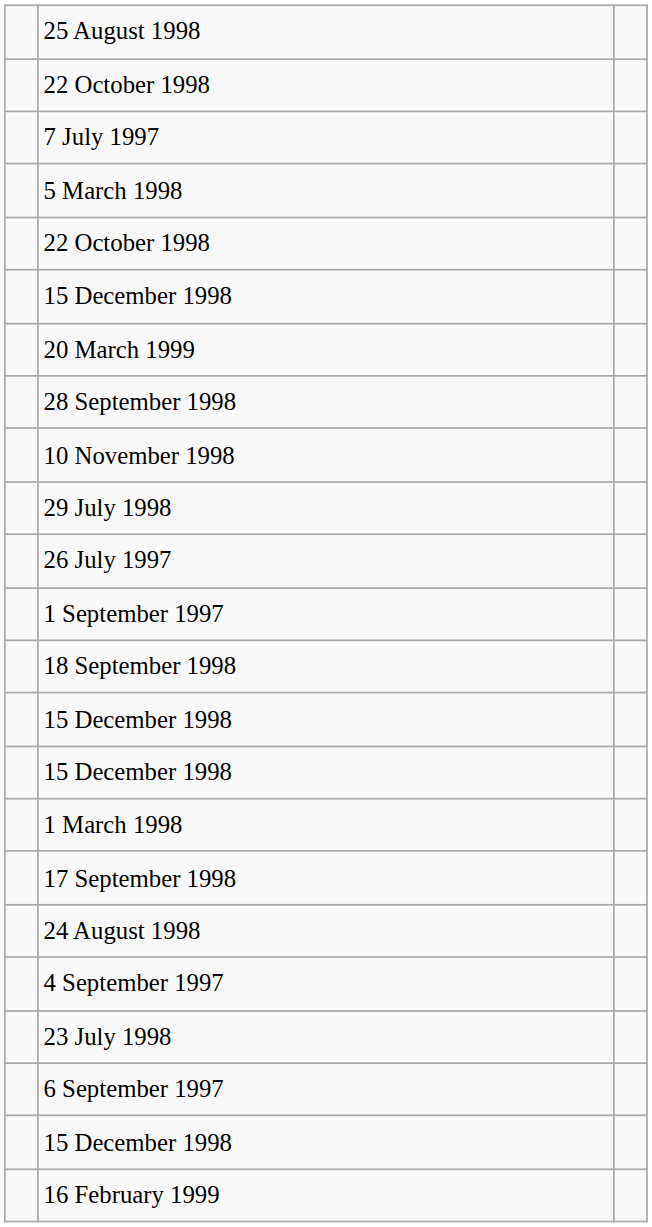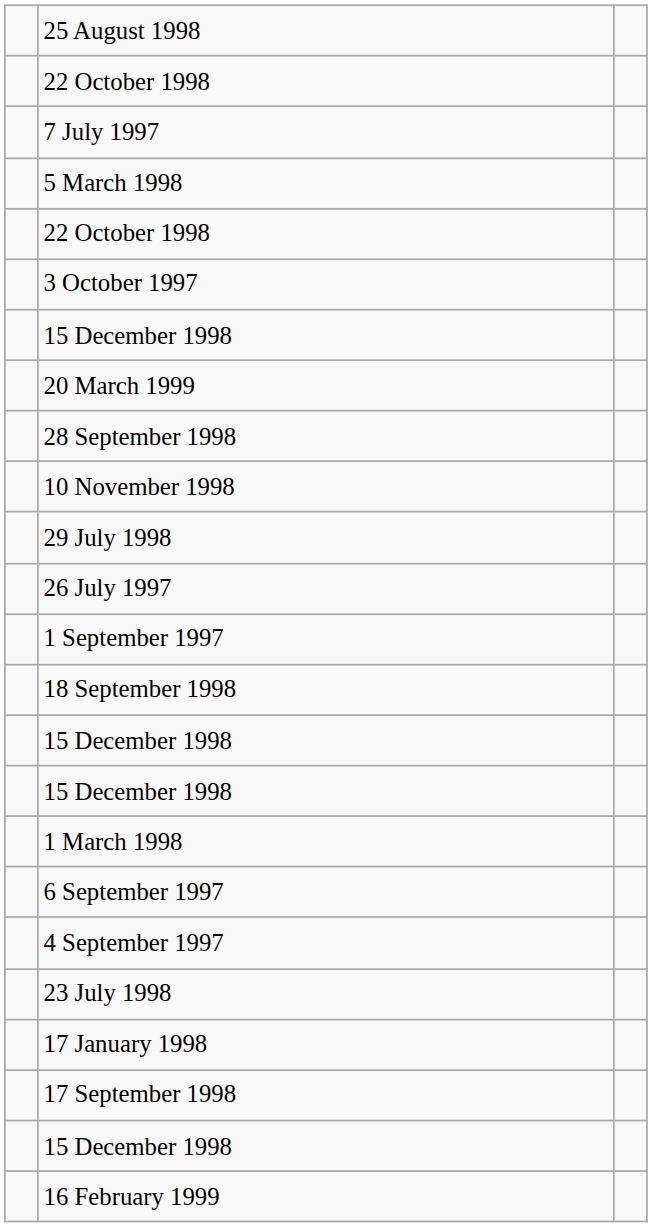+ row: (21, 284)
rows swapped: (21, 878) <-> (21, 1090)
- row: (21, 931)
+ row: (21, 1045)
